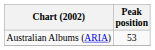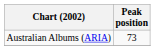(132, 38) 53 -> (132, 38) 73
